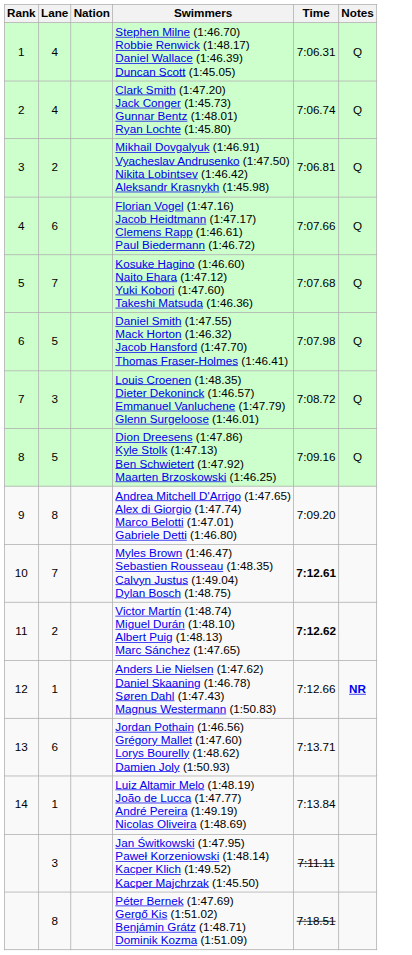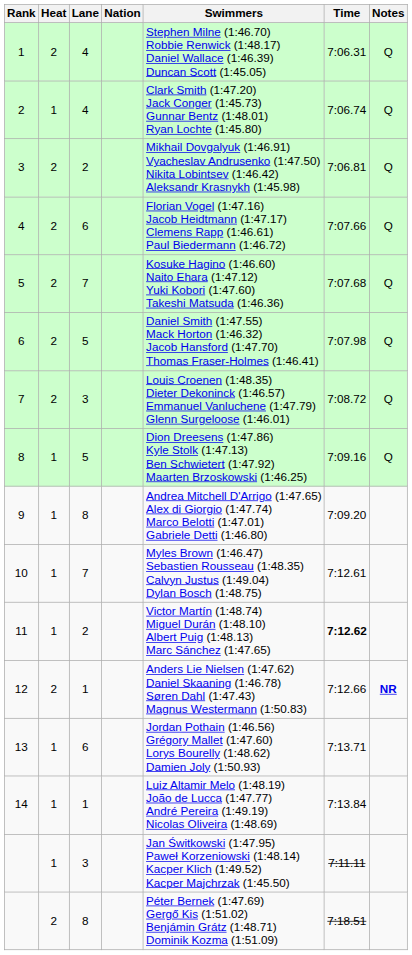+ column: (54, 13)
(316, 573) bold -> (347, 573) normal
